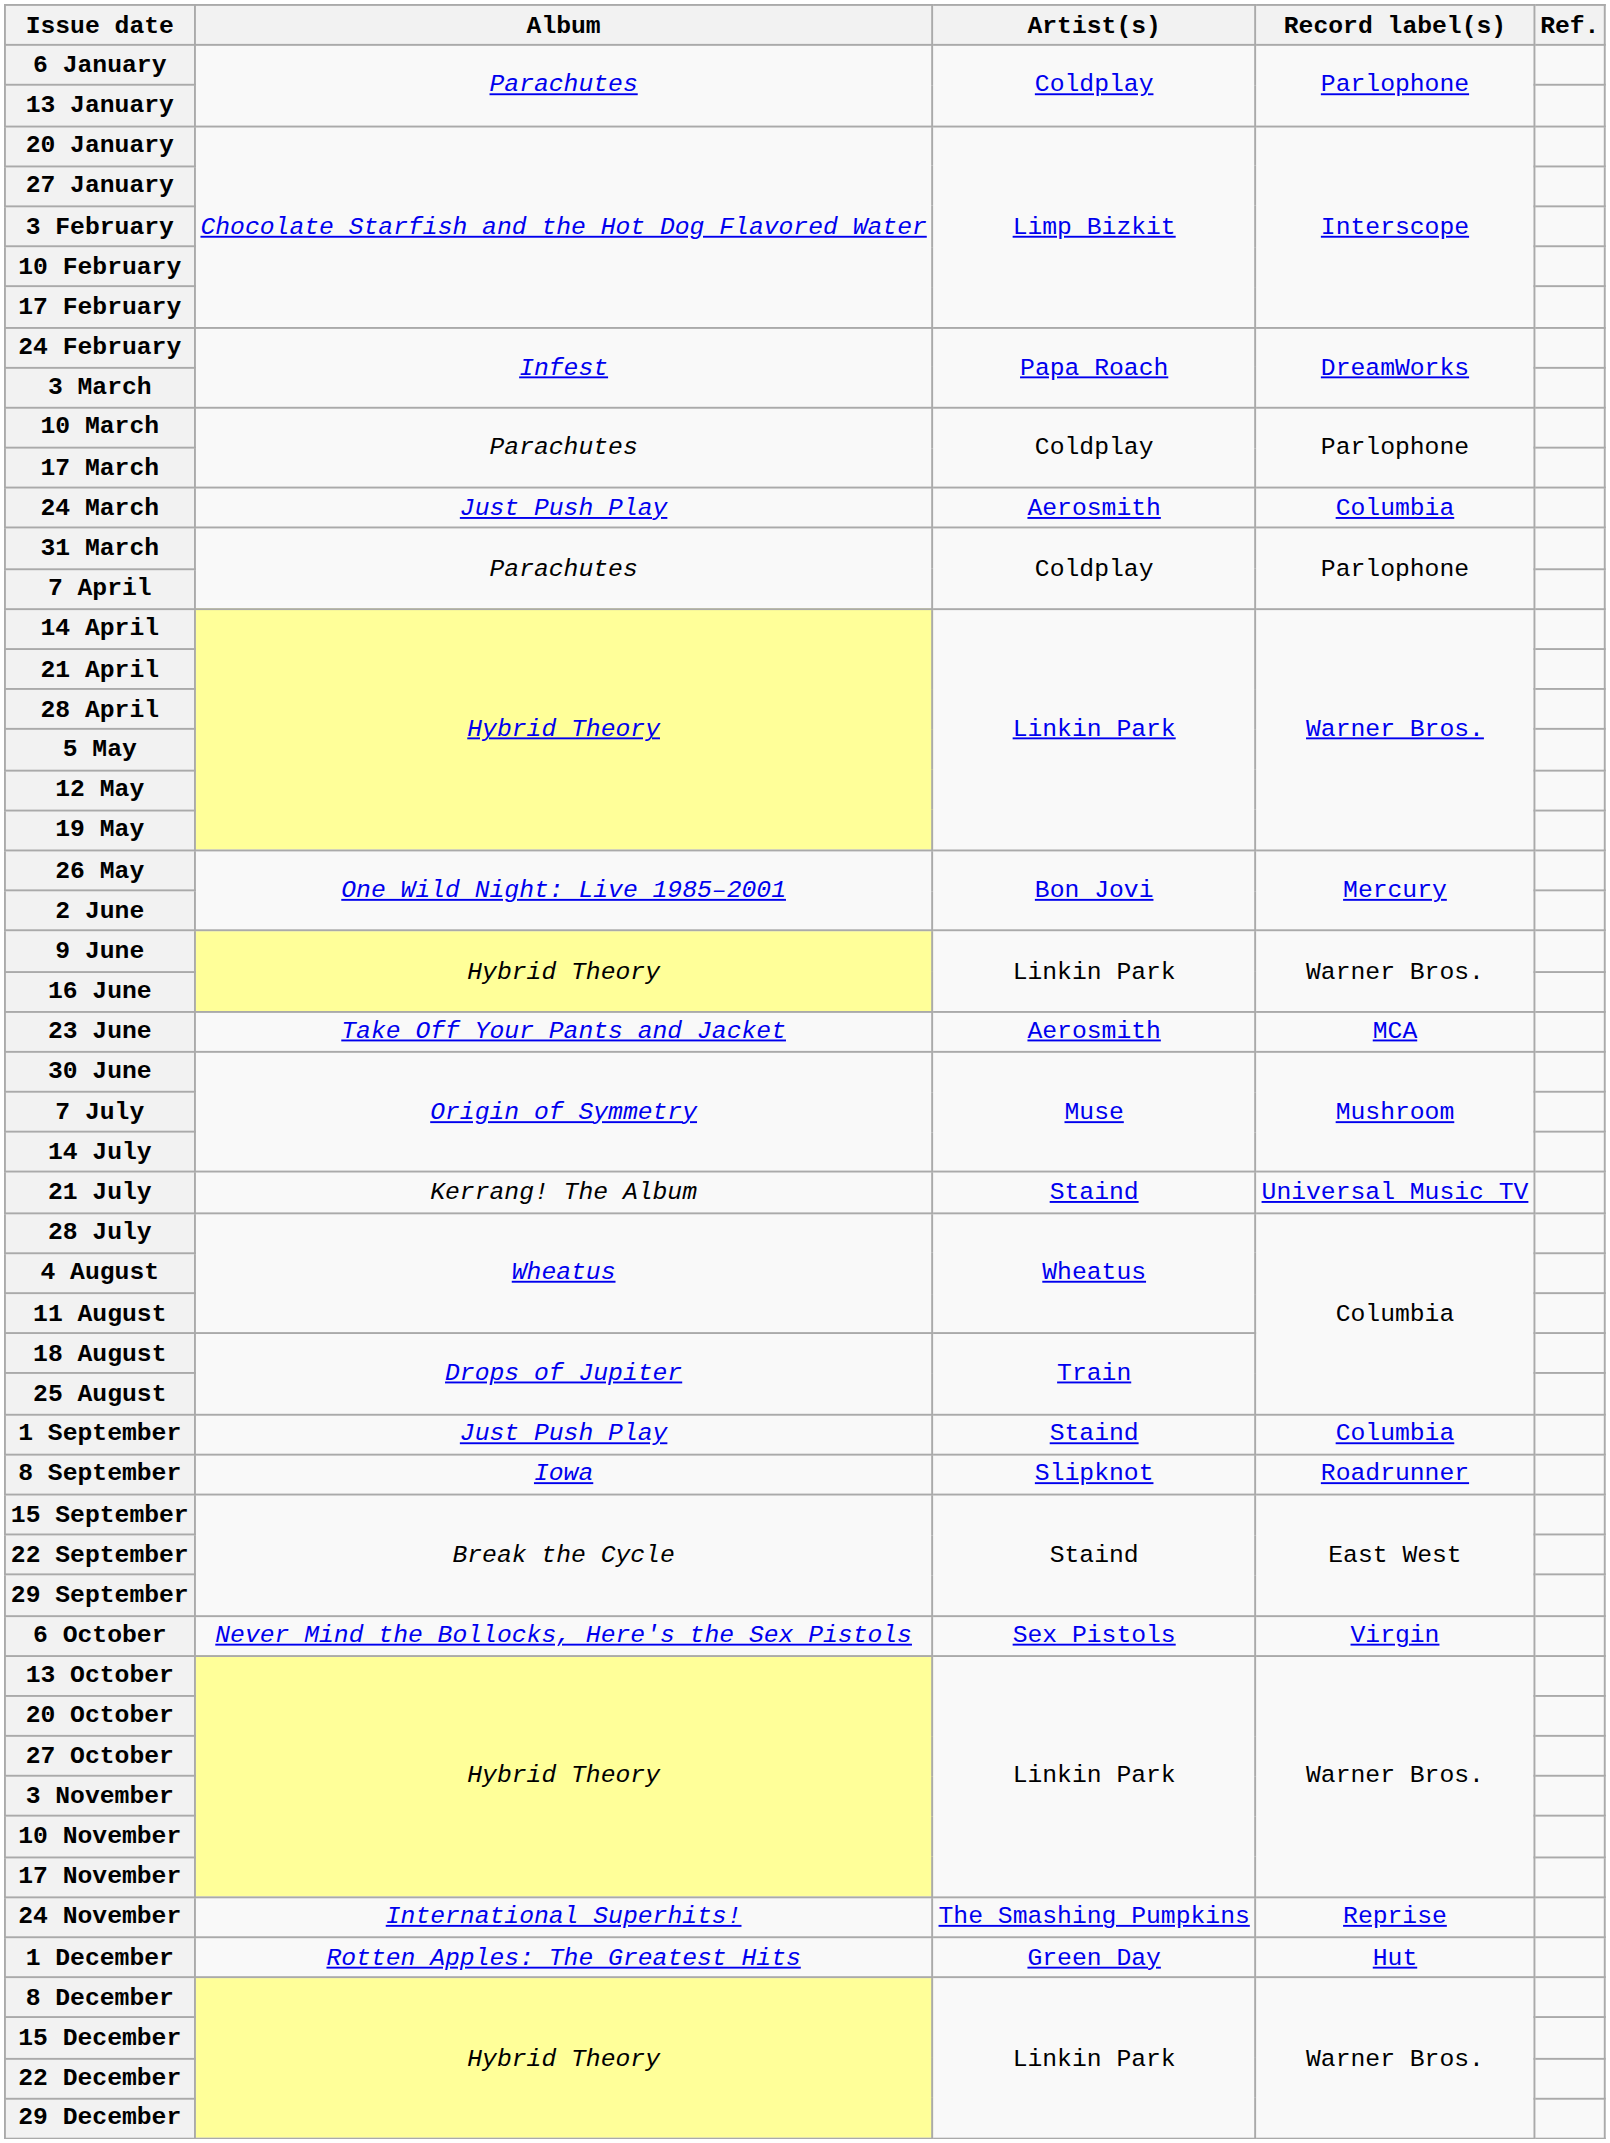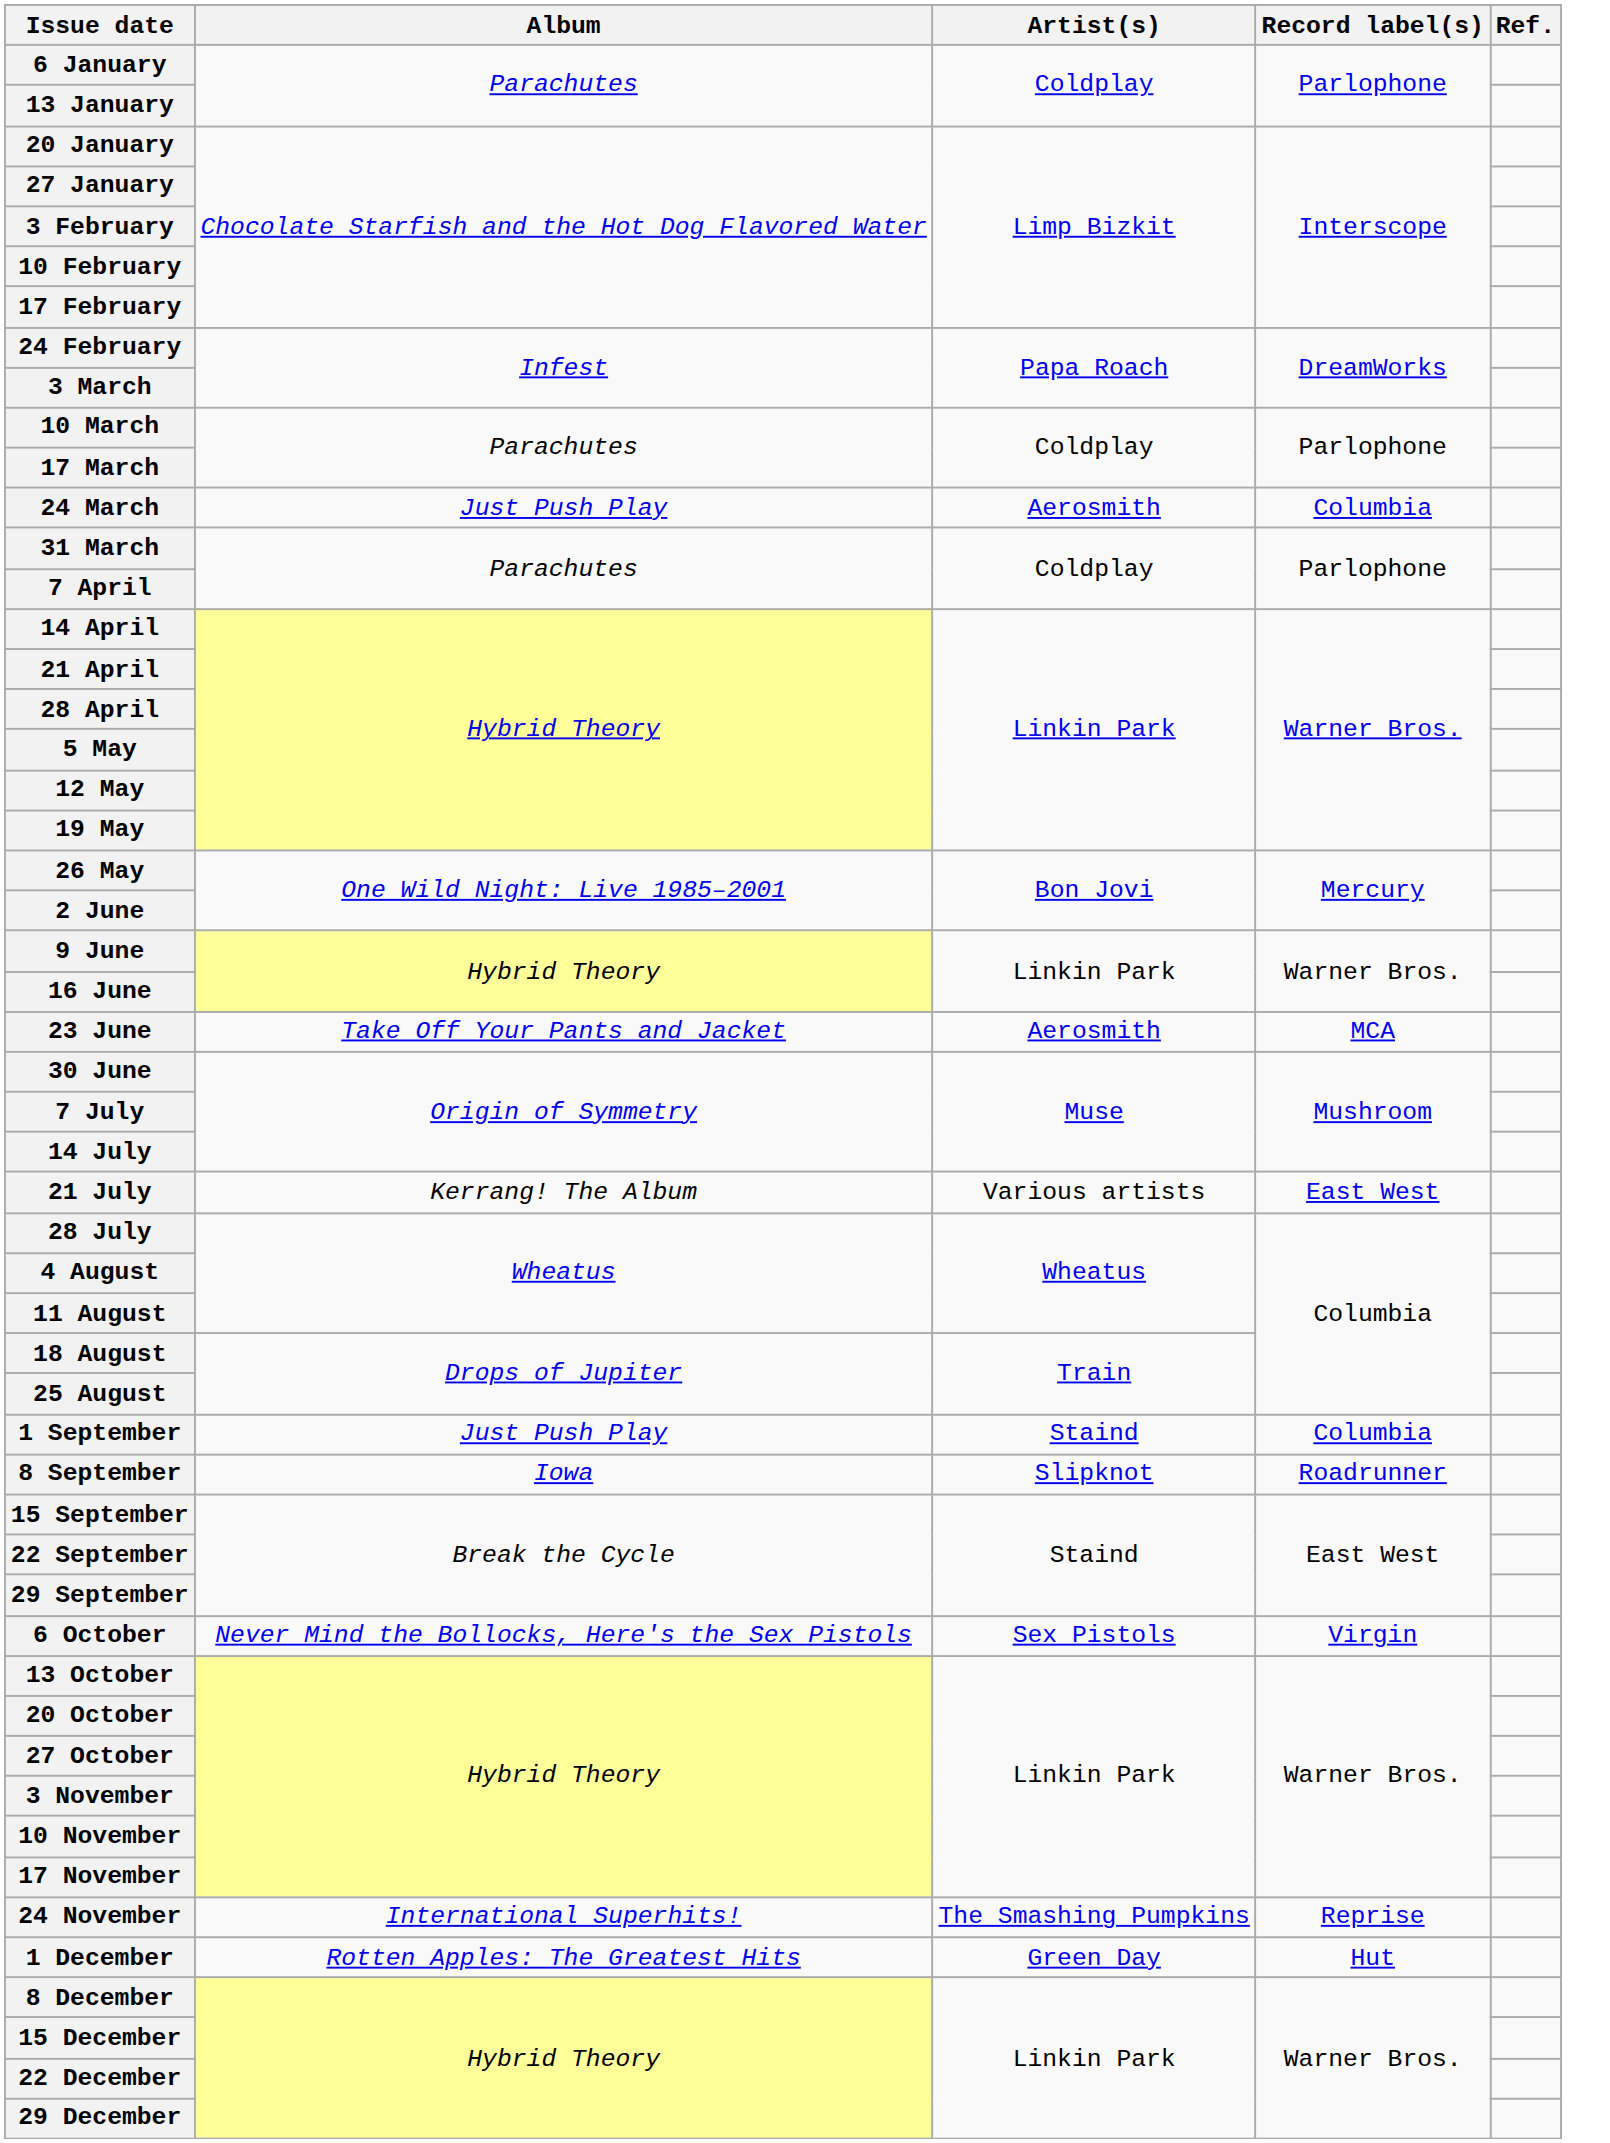(1094, 1193) Staind -> (1094, 1193) Various artists
(1395, 1193) Universal Music TV -> (1373, 1193) East West
